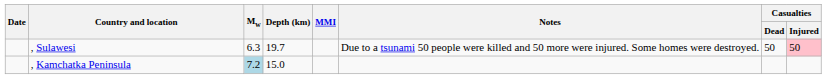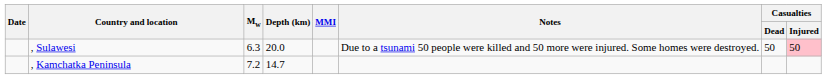(275, 47) 19.7 -> (275, 47) 20.0
(253, 64) lightblue background -> (253, 64) no background
(275, 64) 15.0 -> (275, 64) 14.7
